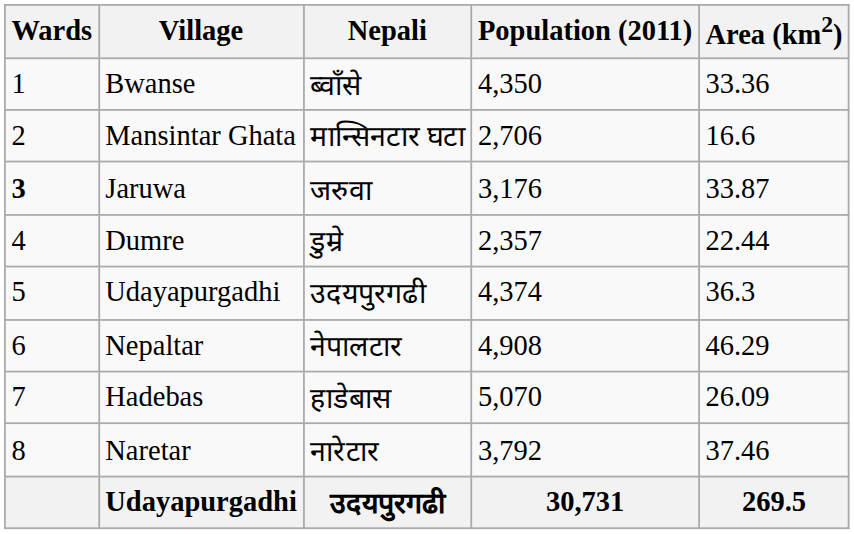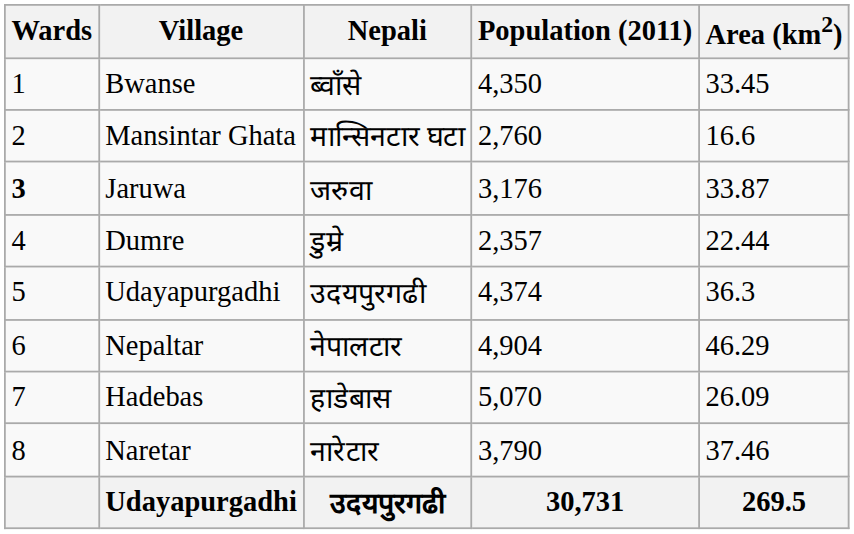(738, 83) 33.36 -> (738, 83) 33.45
(510, 135) 2,706 -> (510, 135) 2,760
(510, 344) 4,908 -> (510, 344) 4,904
(510, 449) 3,792 -> (510, 449) 3,790
